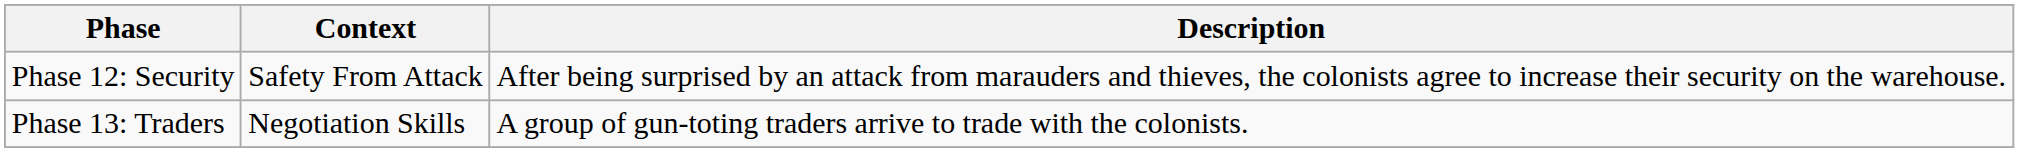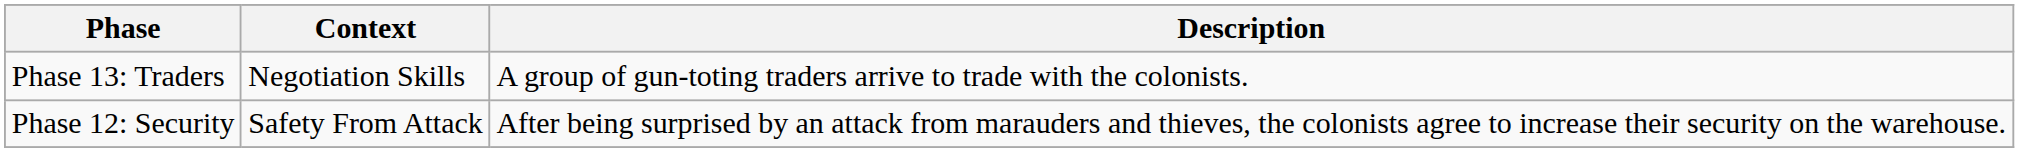rows swapped: (123, 75) <-> (118, 123)
